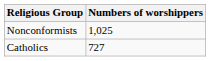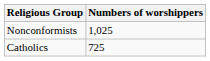(96, 47) 727 -> (96, 47) 725
